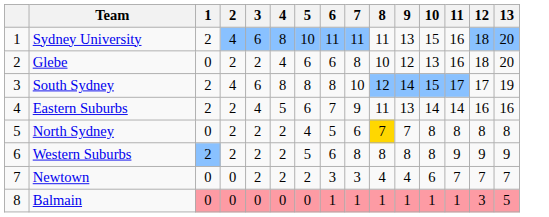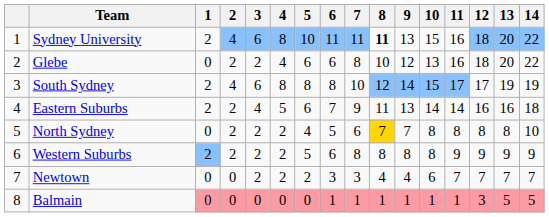+ column: (532, 16)
(382, 39) normal -> (382, 39) bold
